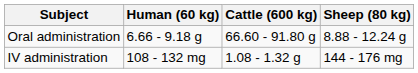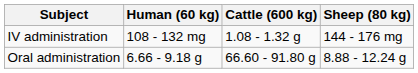rows swapped: (58, 57) <-> (64, 36)
